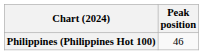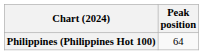(178, 41) 46 -> (178, 41) 64
